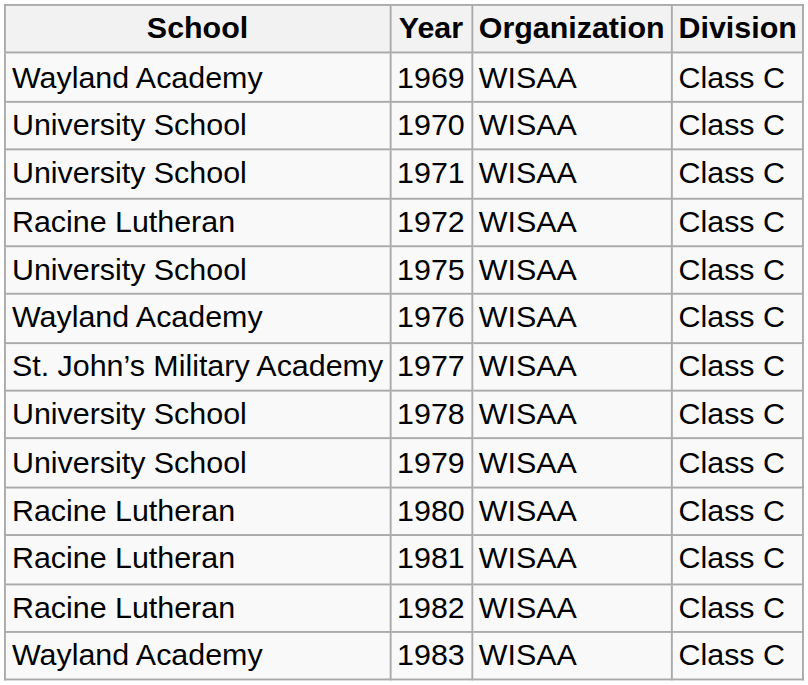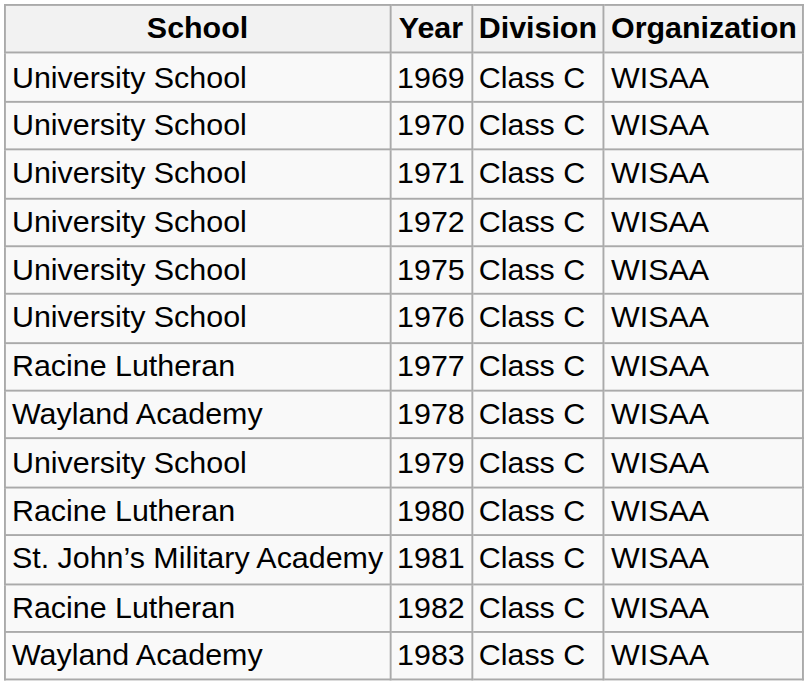columns swapped: (572, 28) <-> (738, 28)
(137, 76) Wayland Academy -> (129, 76) University School
(124, 221) Racine Lutheran -> (129, 221) University School
(137, 317) Wayland Academy -> (129, 317) University School
(198, 366) St. John’s Military Academy -> (124, 366) Racine Lutheran
(129, 414) University School -> (137, 414) Wayland Academy
(124, 558) Racine Lutheran -> (198, 558) St. John’s Military Academy
